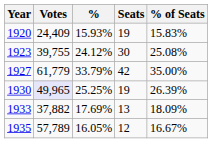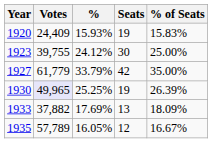(168, 52) 25.08% -> (168, 52) 25.00%
